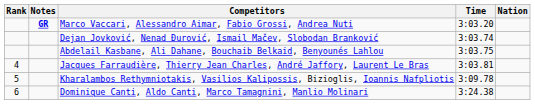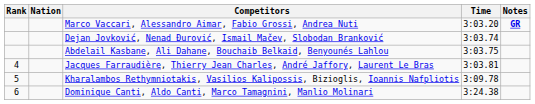columns swapped: (513, 11) <-> (43, 11)
